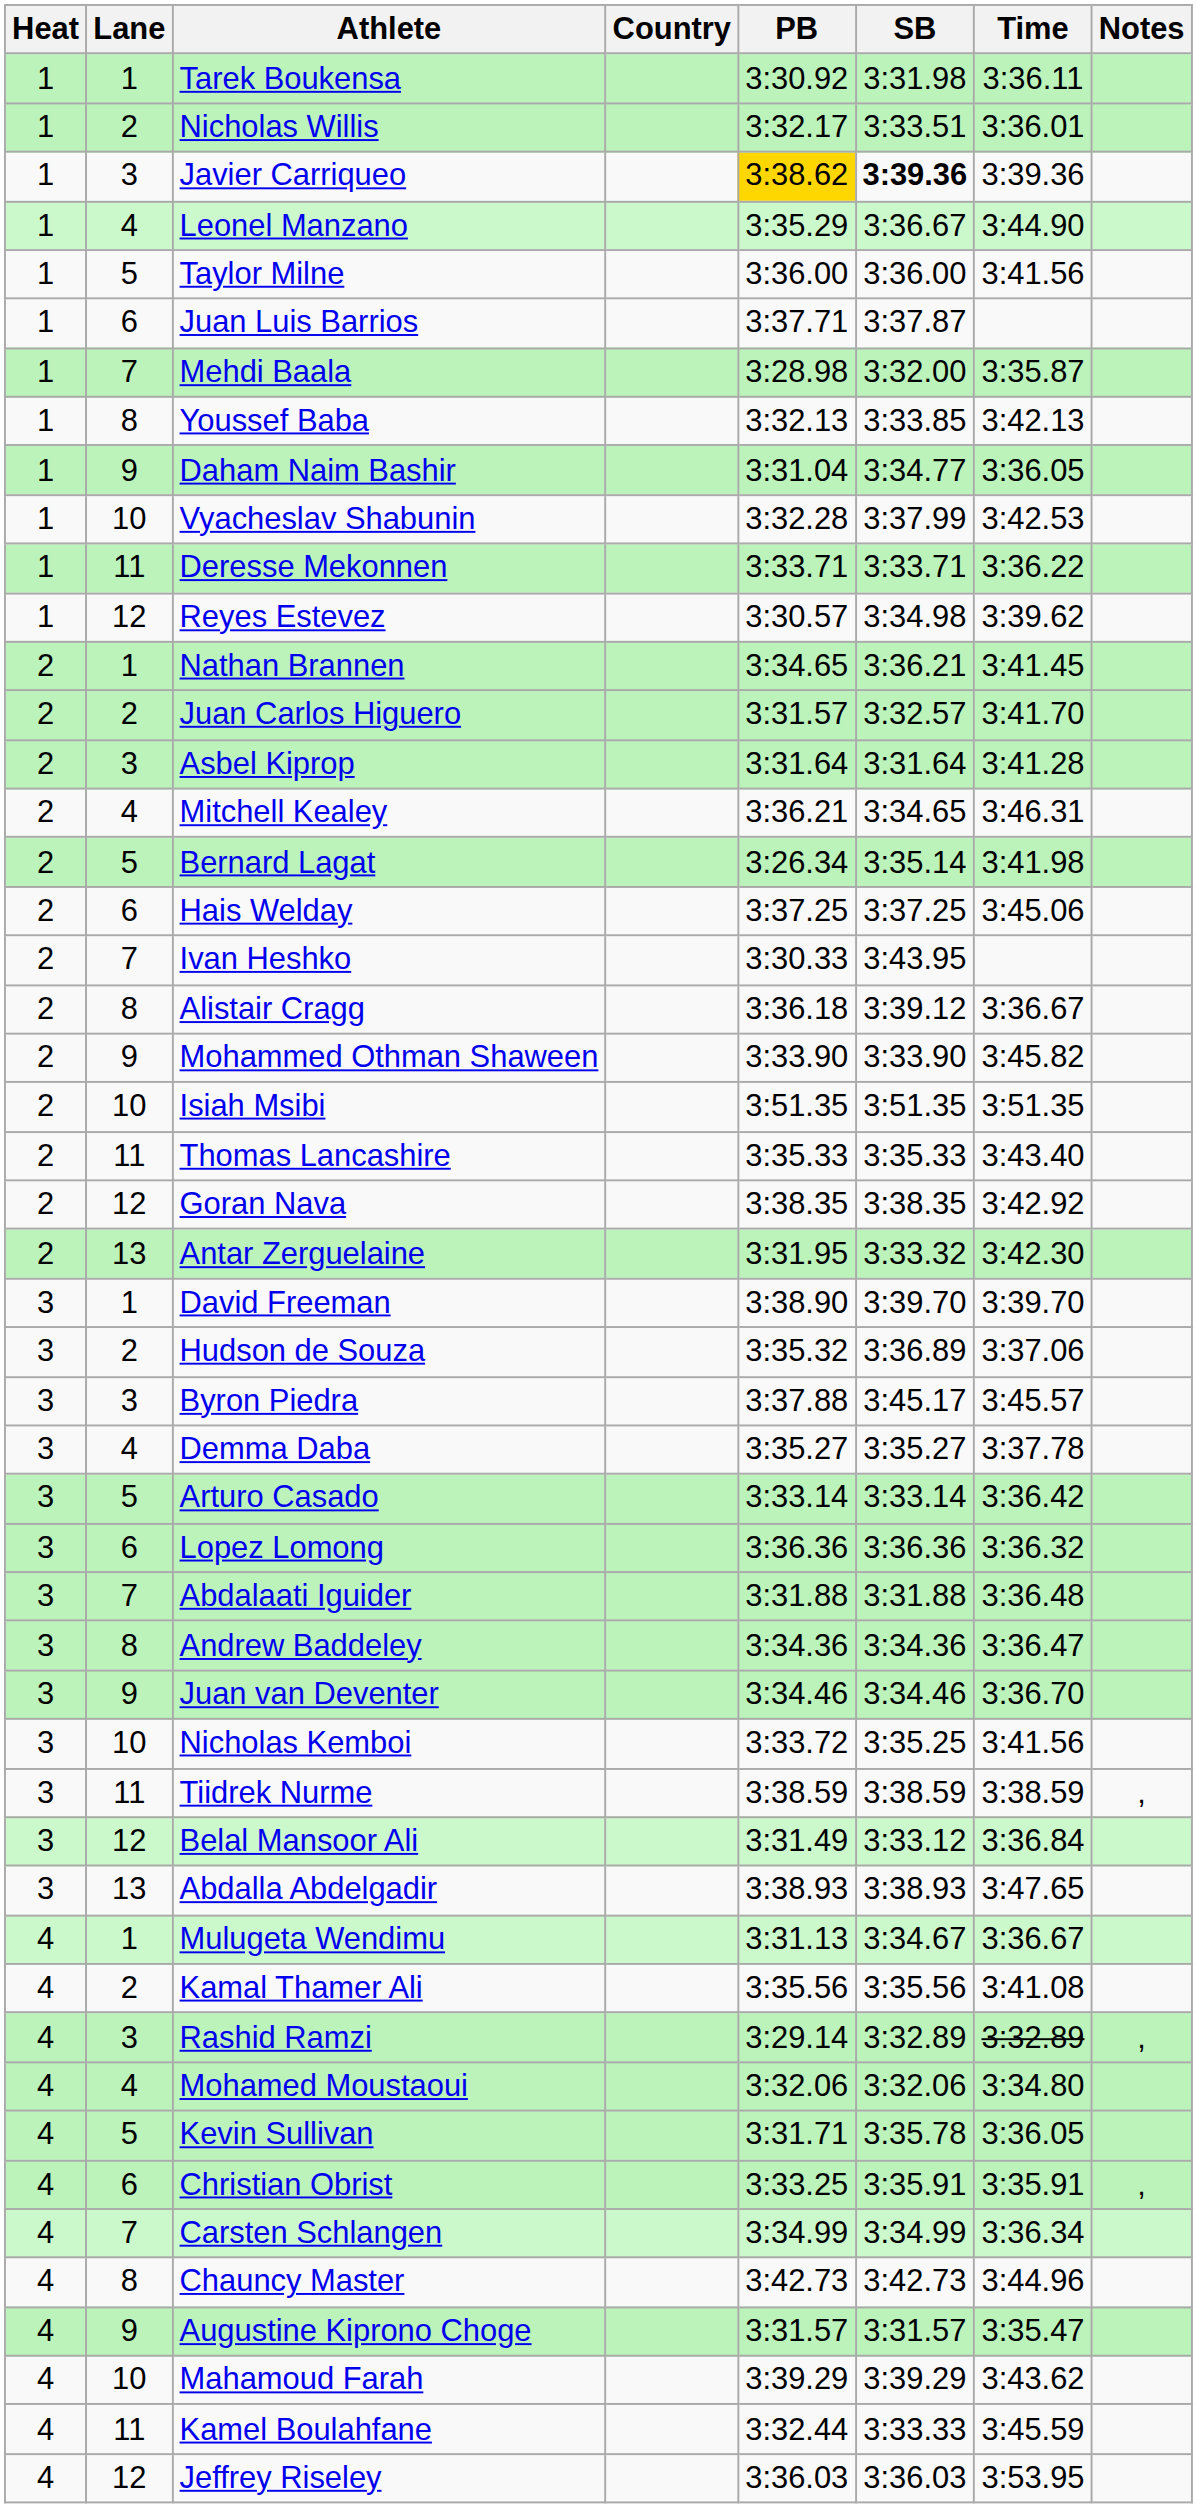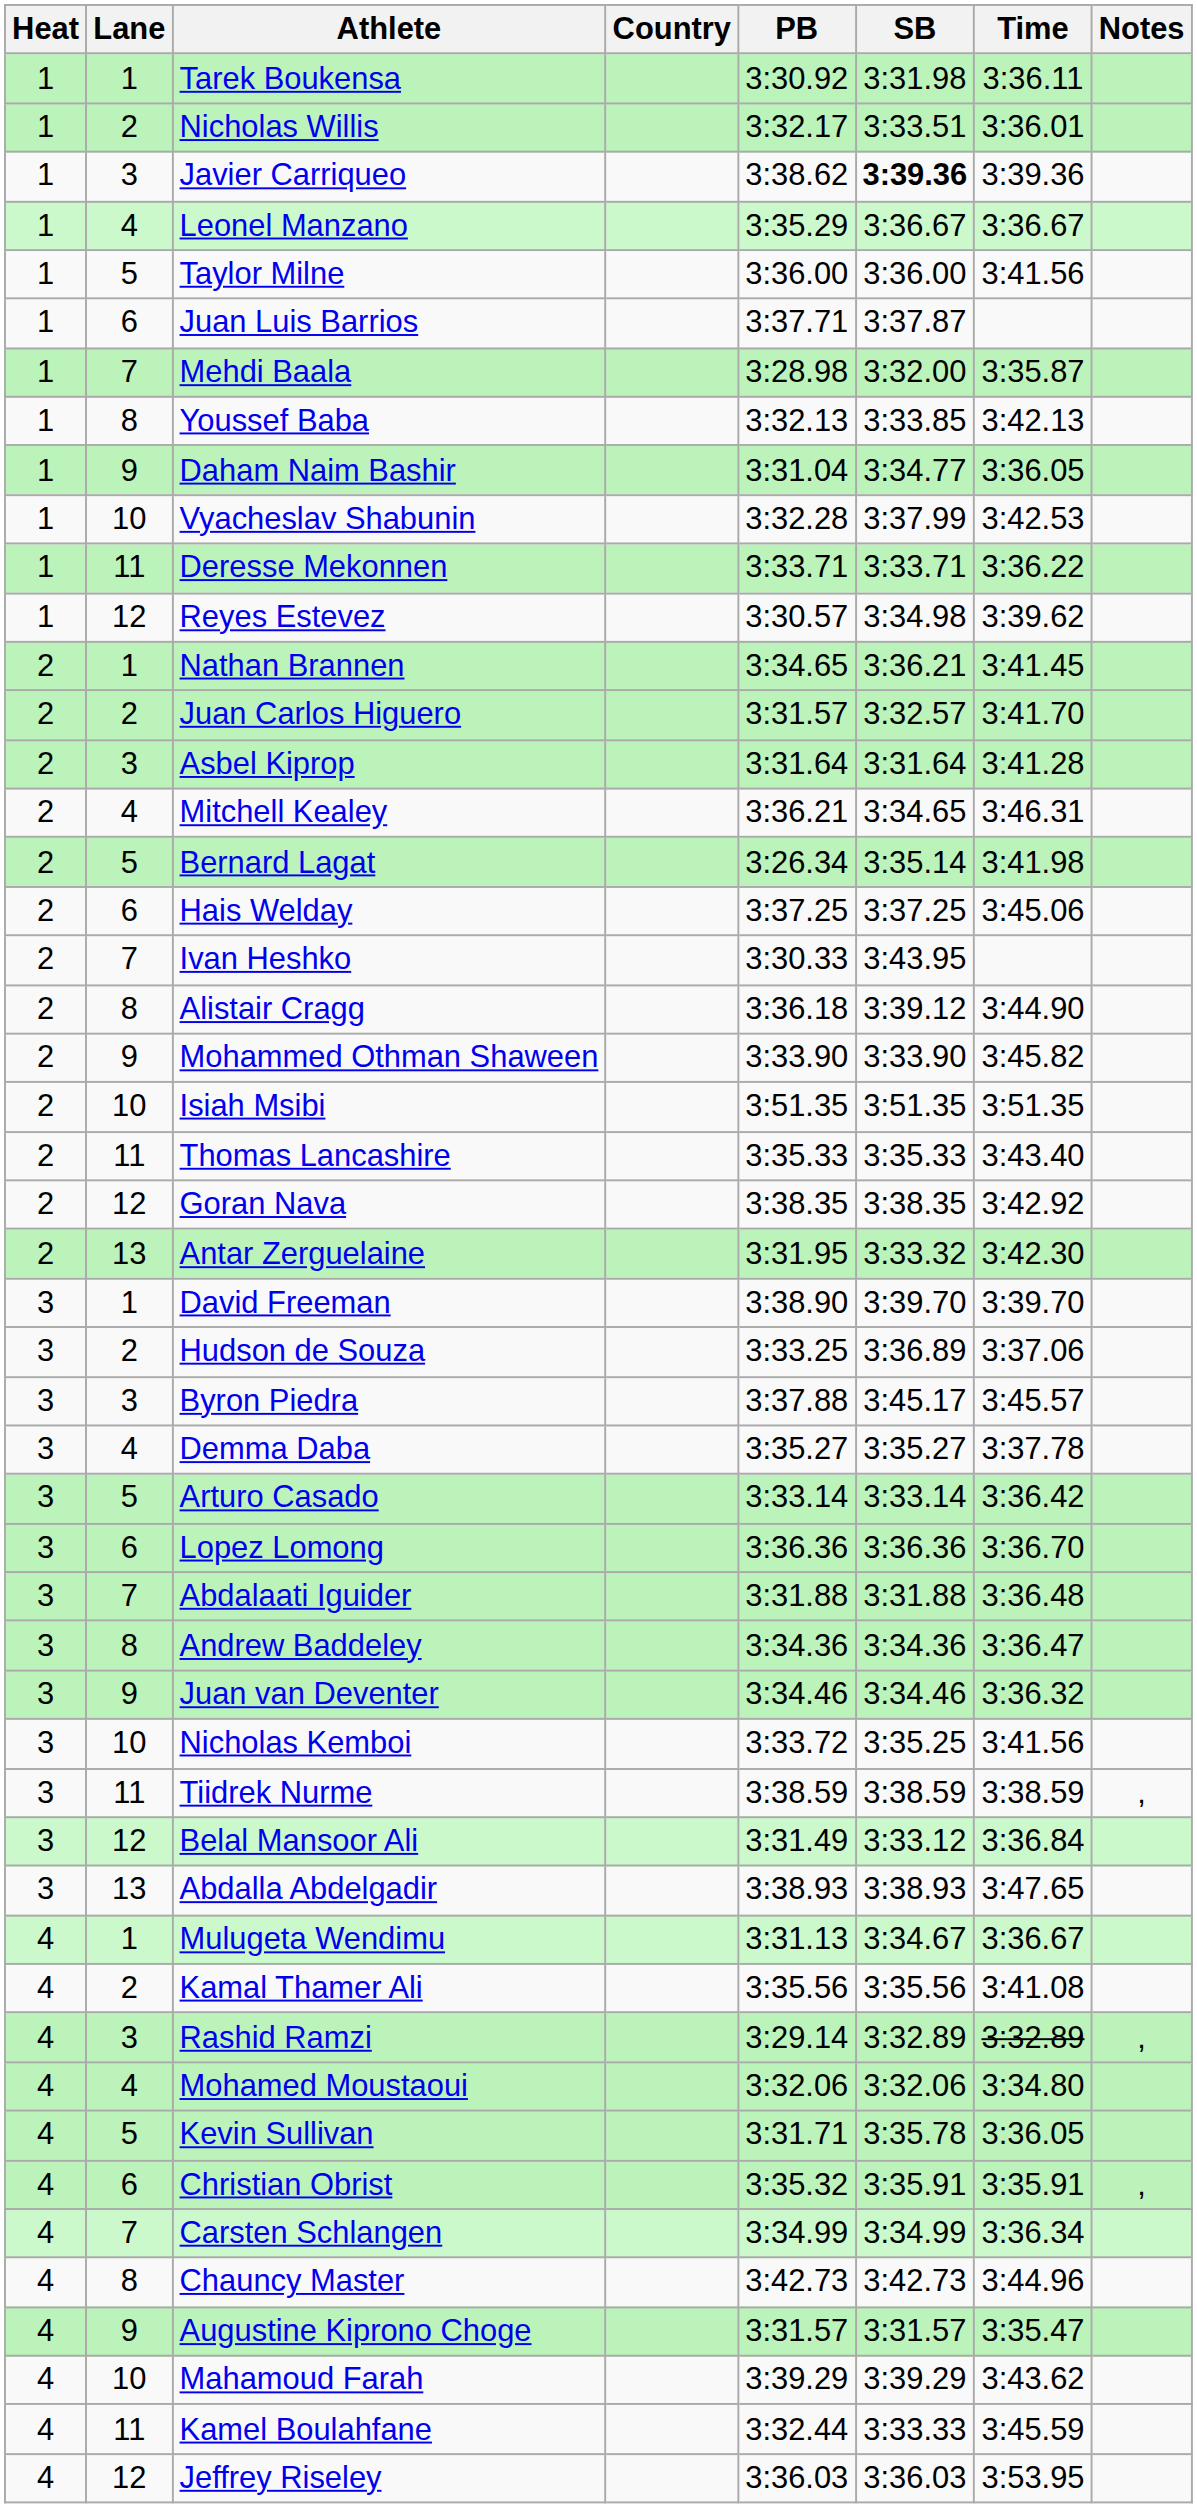(797, 175) gold background -> (797, 175) no background
(1033, 224) 3:44.90 -> (1033, 224) 3:36.67
(1033, 1008) 3:36.67 -> (1033, 1008) 3:44.90
(797, 1351) 3:35.32 -> (797, 1351) 3:33.25
(1033, 1547) 3:36.32 -> (1033, 1547) 3:36.70
(1033, 1694) 3:36.70 -> (1033, 1694) 3:36.32
(797, 2183) 3:33.25 -> (797, 2183) 3:35.32
